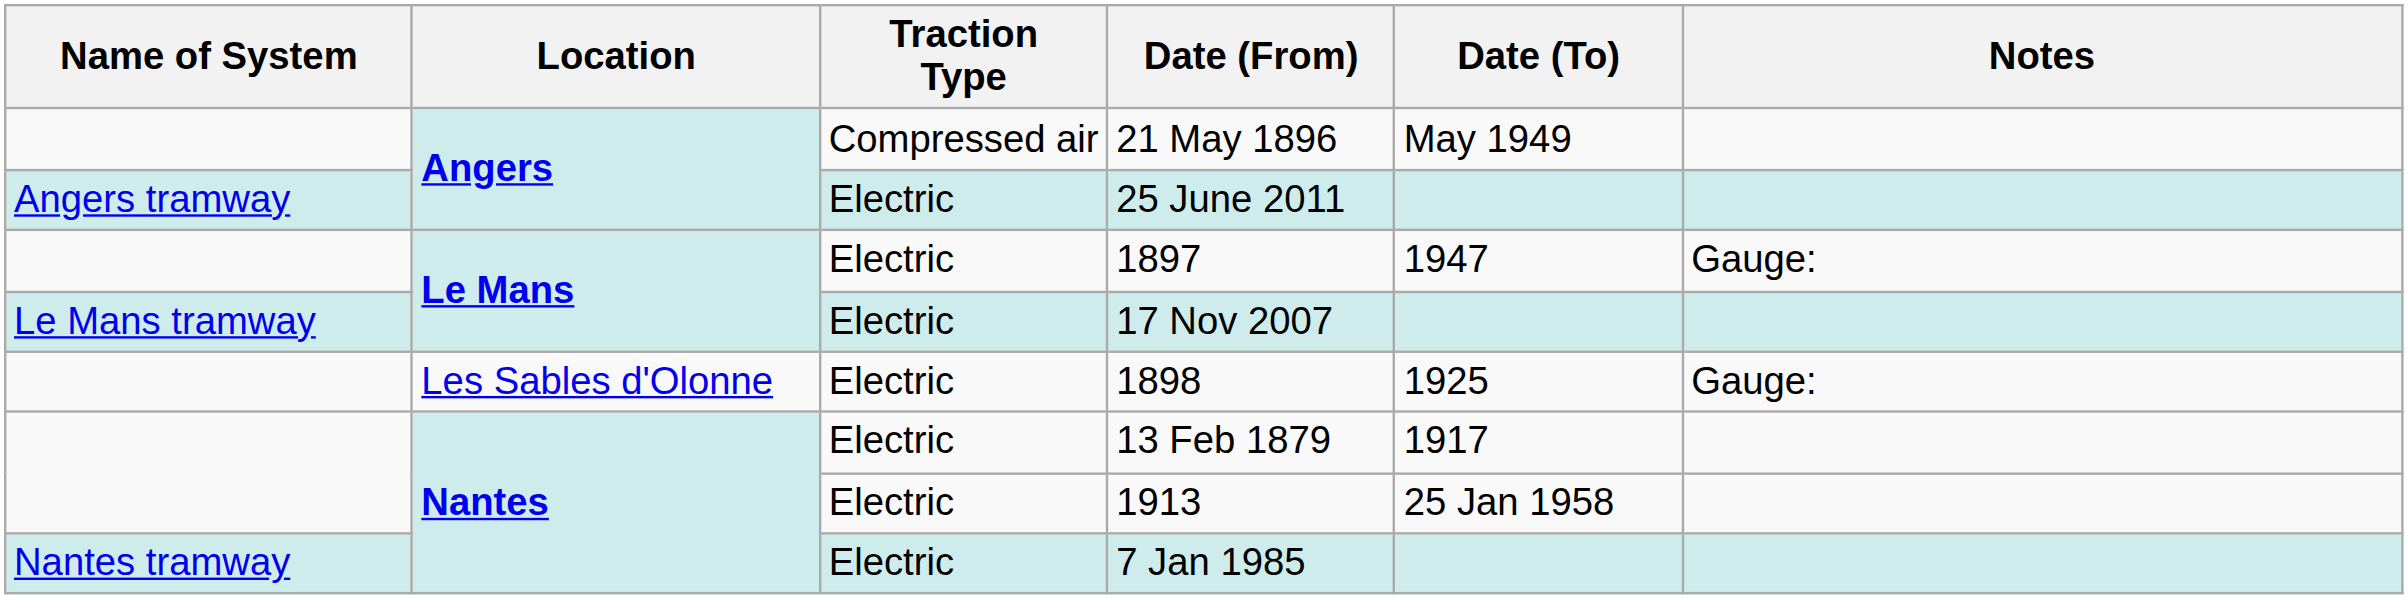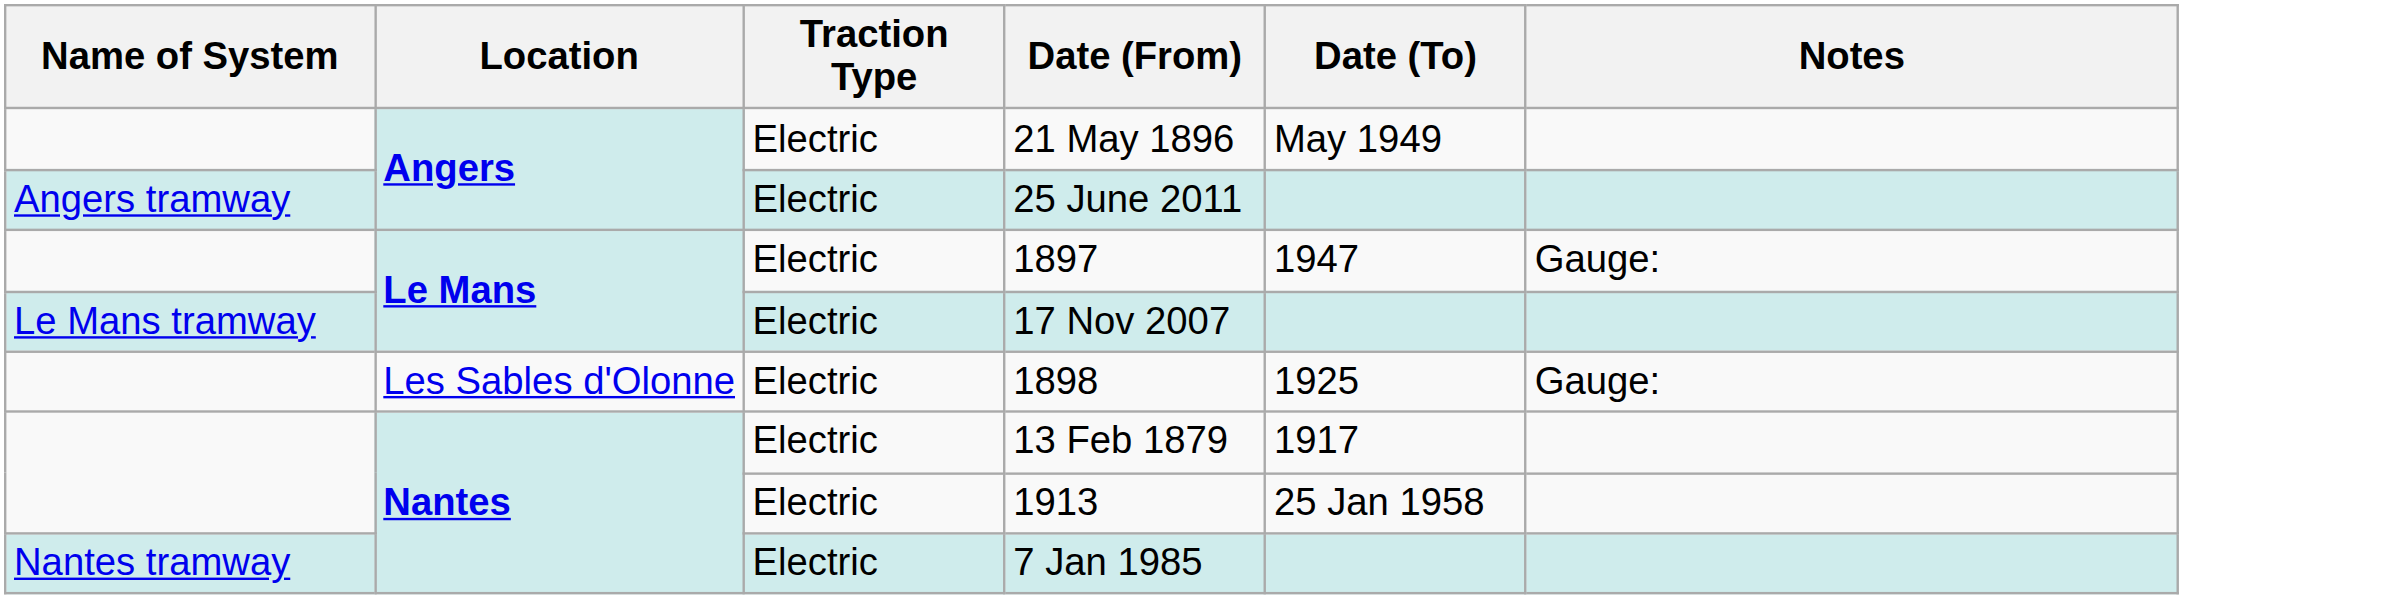(964, 138) Compressed air -> (815, 138) Electric
